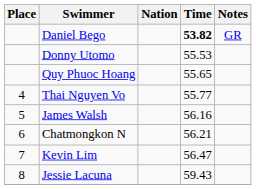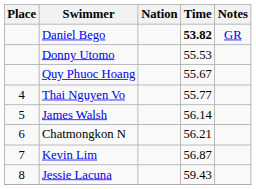(198, 74) 55.65 -> (198, 74) 55.67
(198, 114) 56.16 -> (198, 114) 56.14
(198, 154) 56.47 -> (198, 154) 56.87
